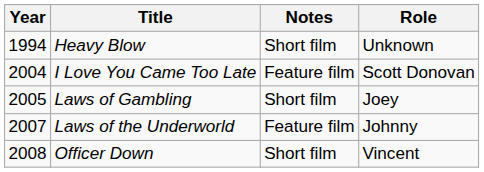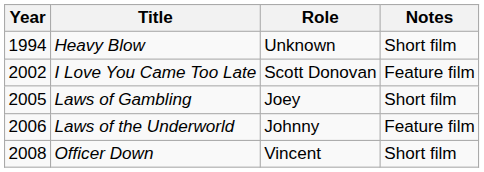columns swapped: (419, 18) <-> (309, 18)
(28, 72) 2004 -> (28, 72) 2002
(28, 126) 2007 -> (28, 126) 2006
